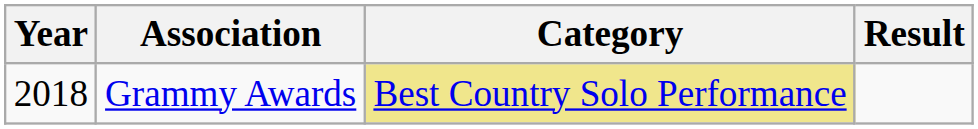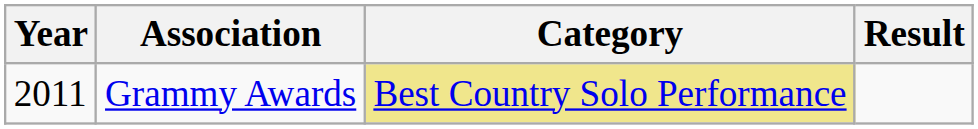(51, 92) 2018 -> (50, 92) 2011
